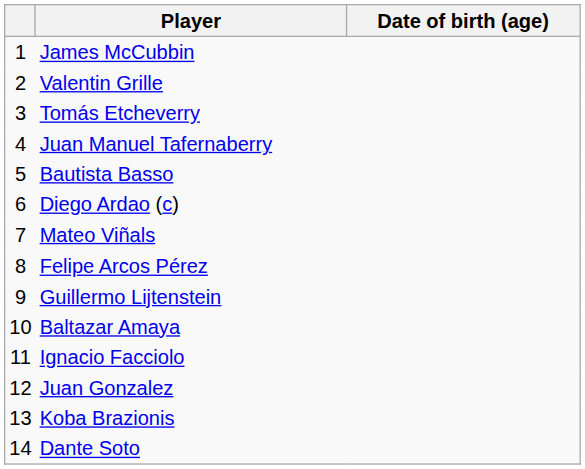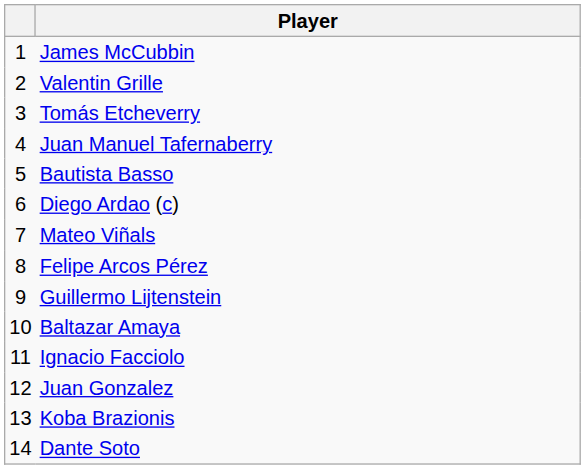- column: (463, 21)
